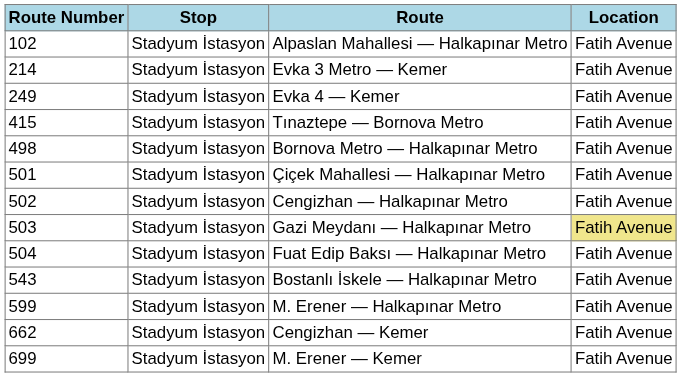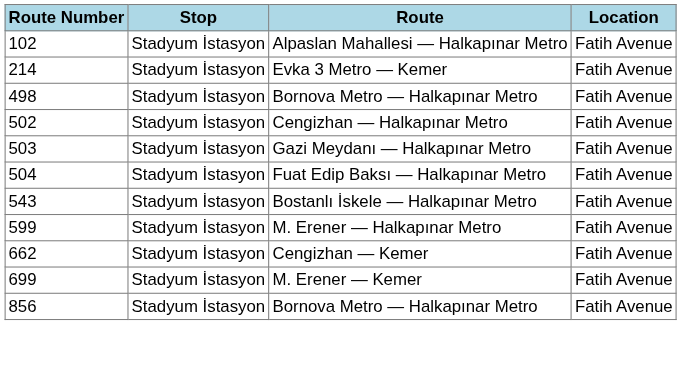- row: (23, 96)
- row: (23, 122)
- row: (23, 175)
(624, 227) khaki background -> (624, 148) no background
+ row: (23, 306)
